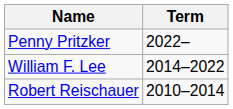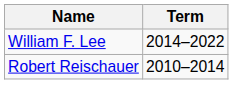- row: (59, 41)
